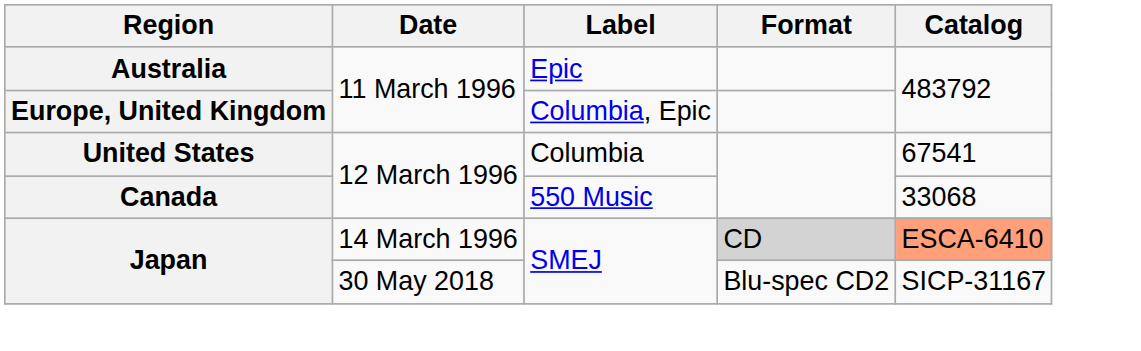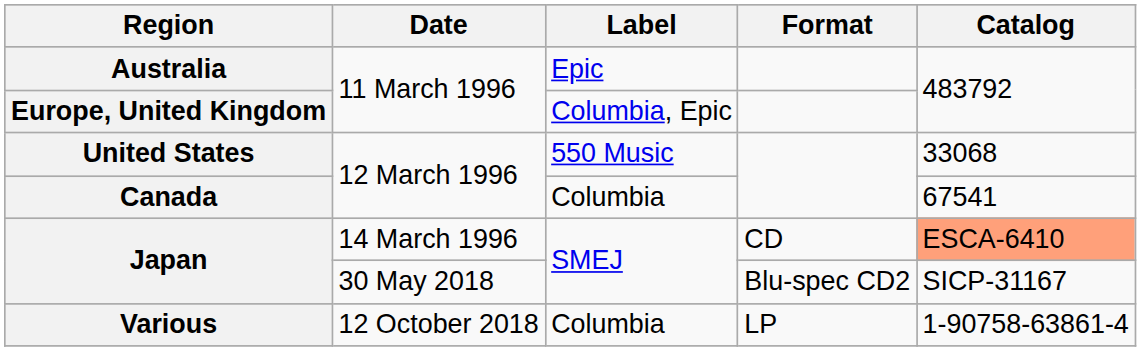(587, 153) Columbia -> (612, 153) 550 Music
(939, 153) 67541 -> (960, 153) 33068
(591, 196) 550 Music -> (608, 196) Columbia
(939, 196) 33068 -> (960, 196) 67541
(743, 238) lightgrey background -> (764, 238) no background
+ row: (169, 324)
